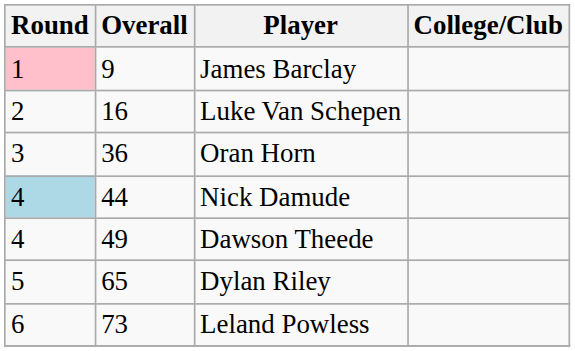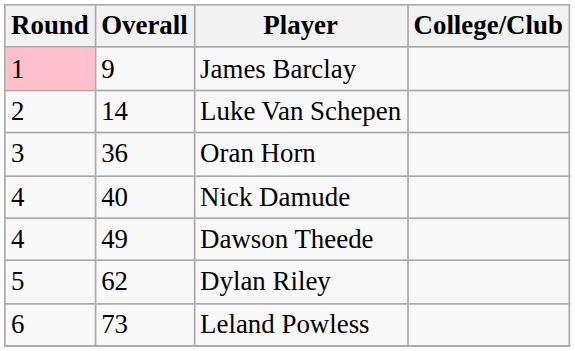(115, 111) 16 -> (115, 111) 14
(18, 196) lightblue background -> (18, 196) no background
(115, 196) 44 -> (115, 196) 40
(115, 281) 65 -> (115, 281) 62
